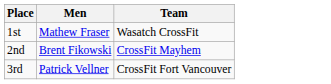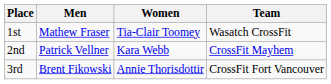+ column: (160, 13)
(75, 50) Brent Fikowski -> (74, 50) Patrick Vellner
(74, 69) Patrick Vellner -> (75, 69) Brent Fikowski
